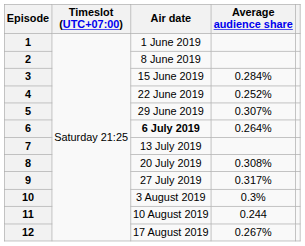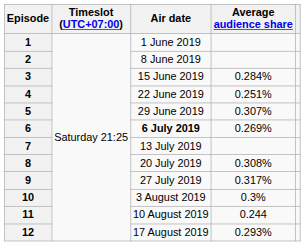(253, 94) 0.252% -> (253, 94) 0.251%
(253, 128) 0.264% -> (253, 128) 0.269%
(253, 232) 0.267% -> (253, 232) 0.293%
